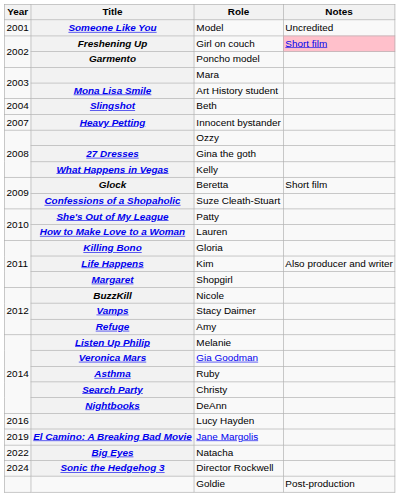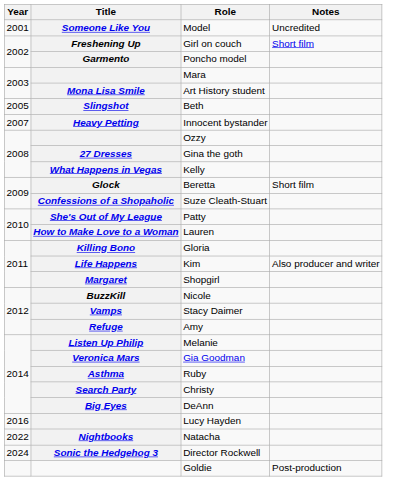(306, 43) pink background -> (293, 43) no background
(18, 106) 2004 -> (18, 106) 2005
(113, 405) Nightbooks -> (106, 405) Big Eyes
- row: (227, 437)
(113, 452) Big Eyes -> (106, 437) Nightbooks
